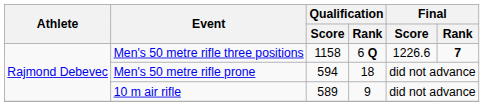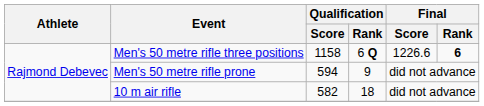(458, 53) 7 -> (458, 53) 6
(367, 72) 18 -> (367, 72) 9
(328, 92) 589 -> (328, 92) 582
(367, 92) 9 -> (367, 92) 18
